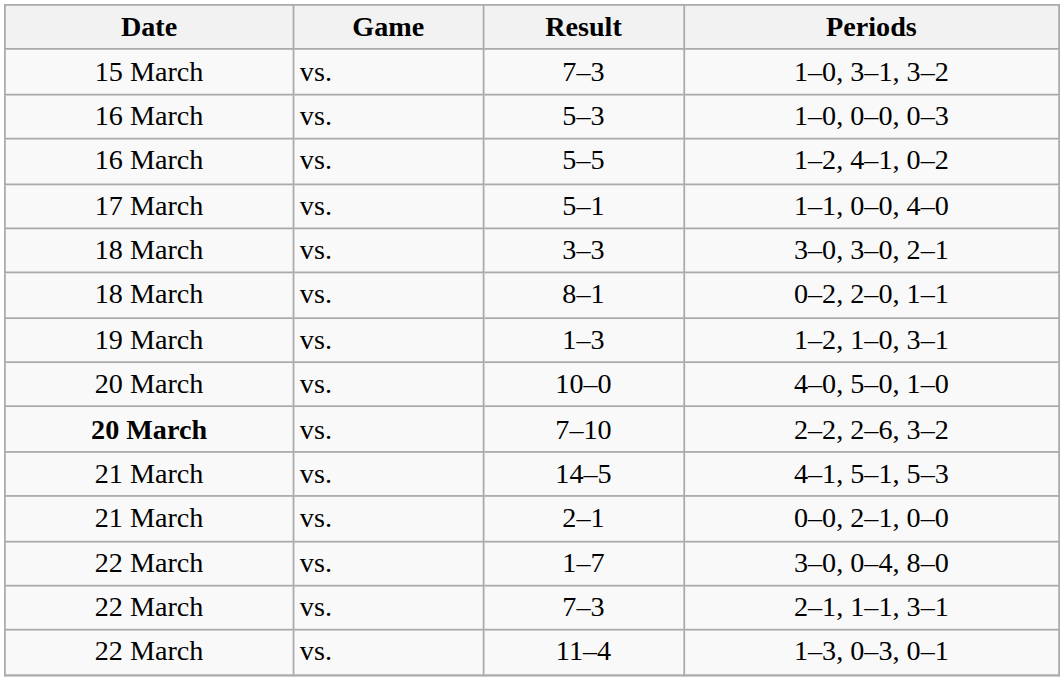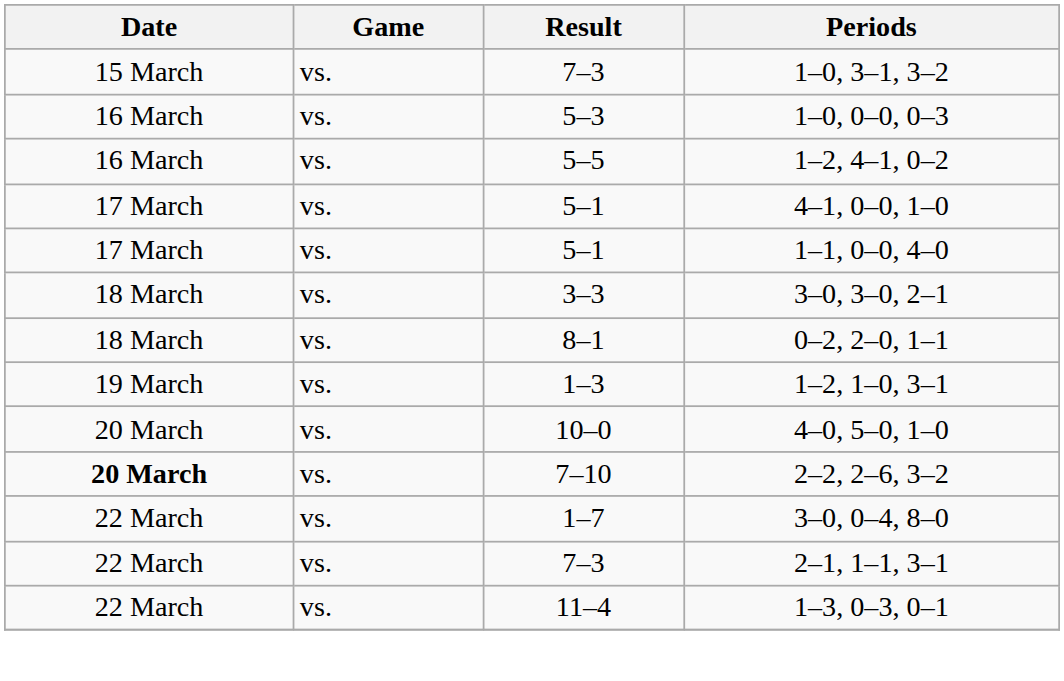+ row: (871, 205)
- row: (871, 473)
- row: (871, 518)
